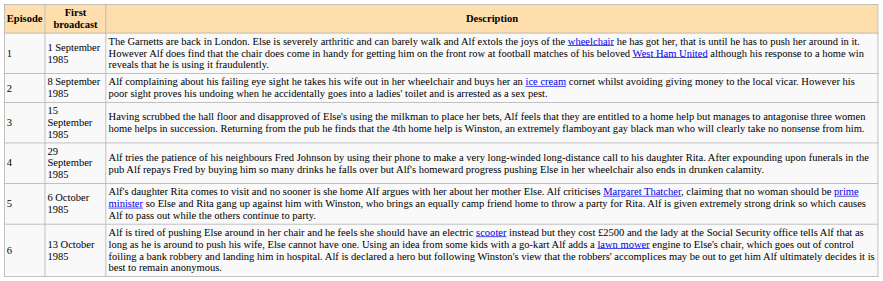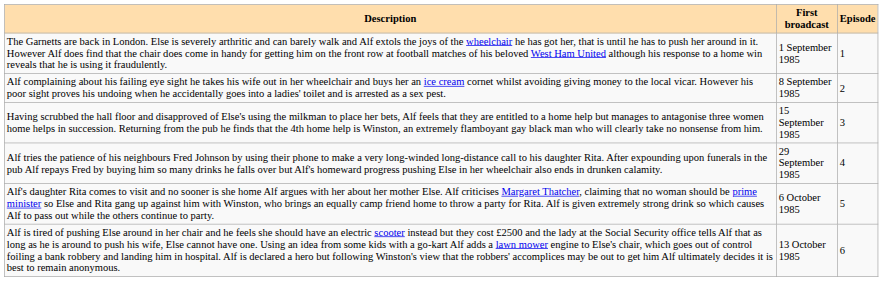columns swapped: (25, 18) <-> (492, 18)
